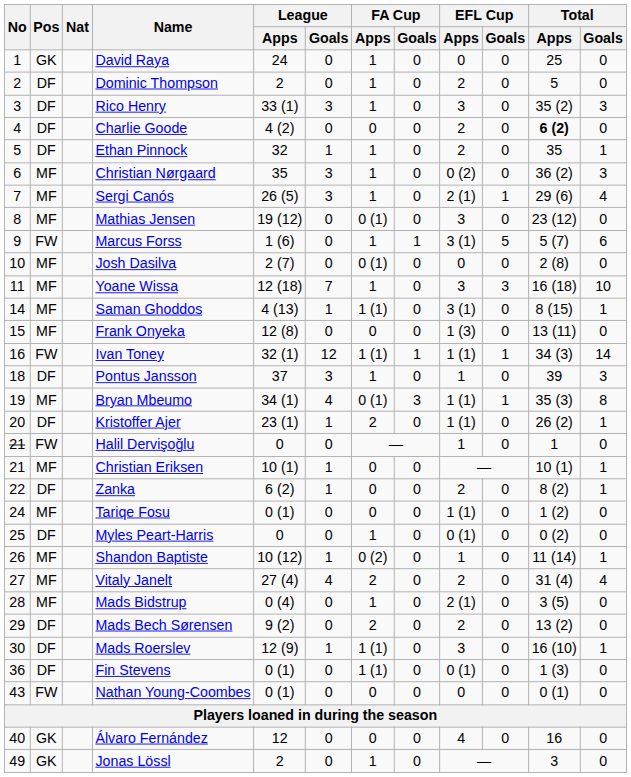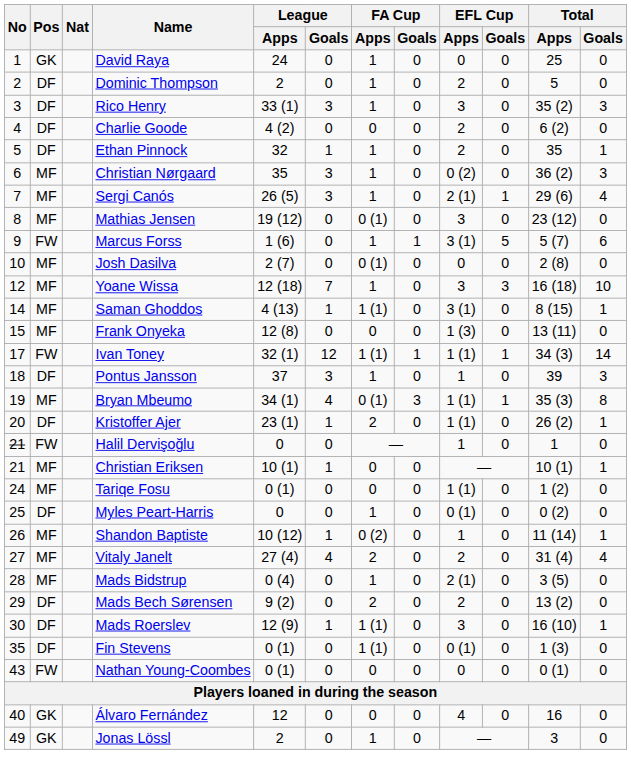(554, 128) bold -> (554, 128) normal
(17, 286) 11 -> (17, 286) 12
(17, 354) 16 -> (17, 354) 17
- row: (115, 490)
(17, 670) 36 -> (17, 648) 35
